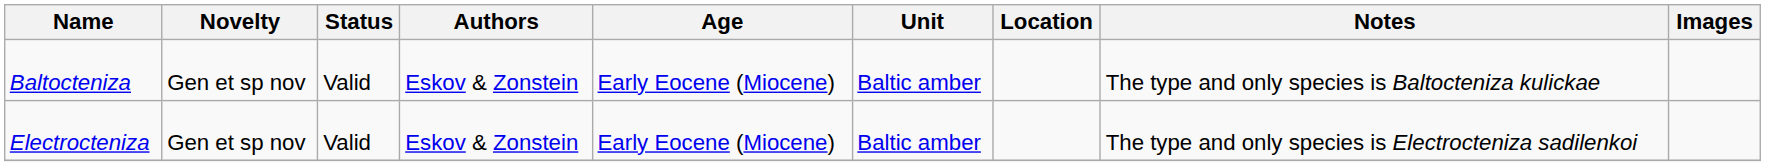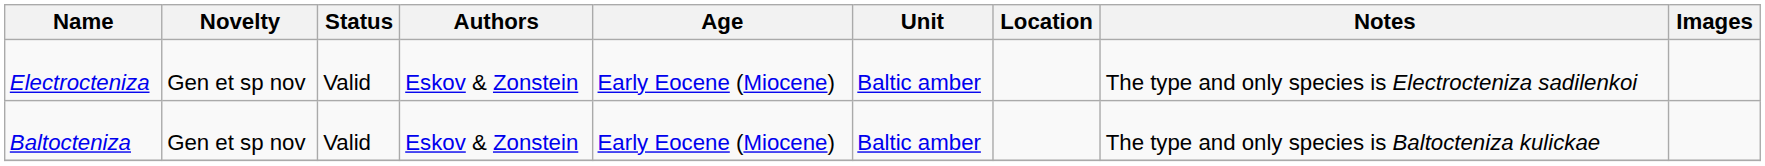rows swapped: (70, 82) <-> (80, 142)
